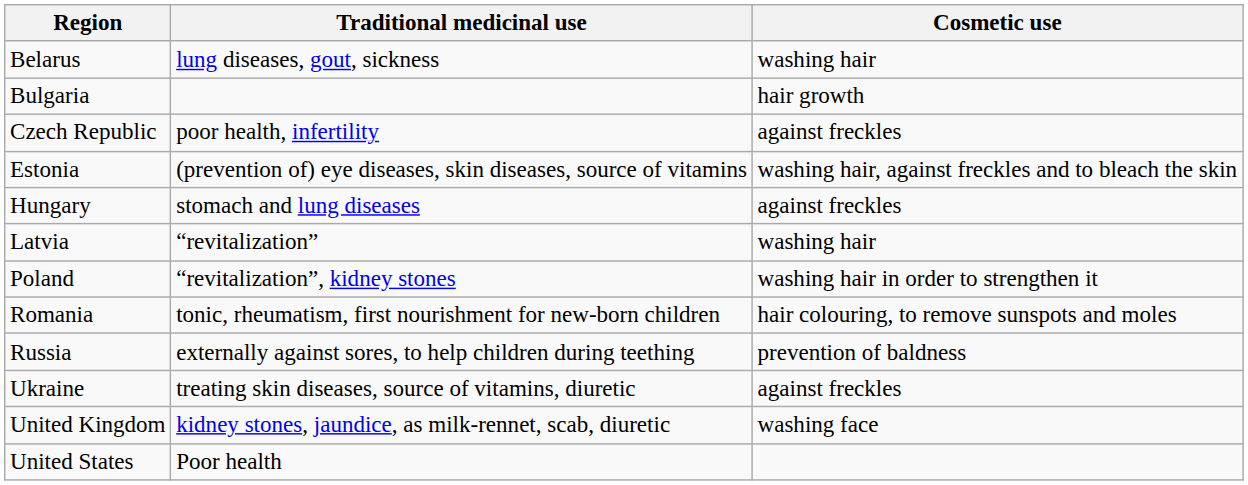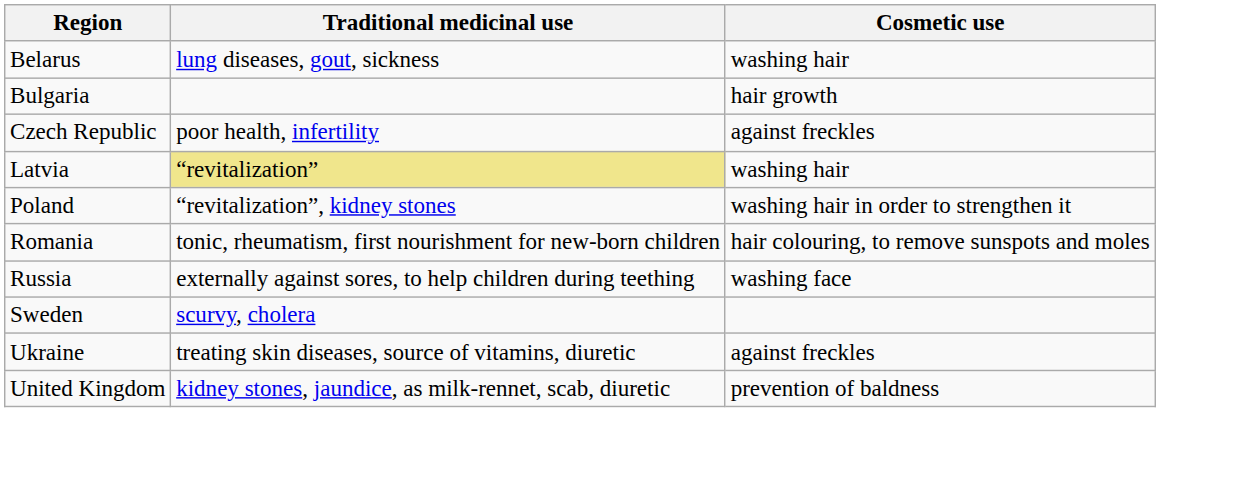- row: (45, 168)
- row: (50, 205)
(247, 242) no background -> (247, 168) khaki background
(862, 351) prevention of baldness -> (791, 278) washing face
+ row: (47, 315)
(818, 424) washing face -> (835, 388) prevention of baldness
- row: (72, 461)
